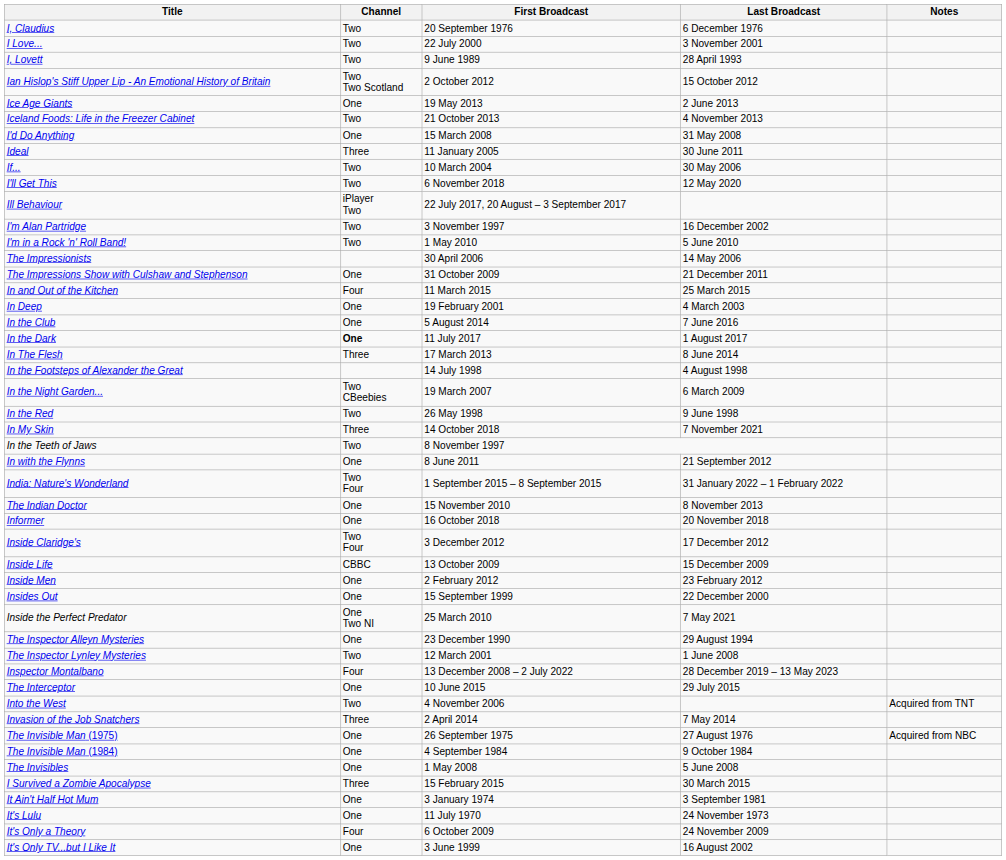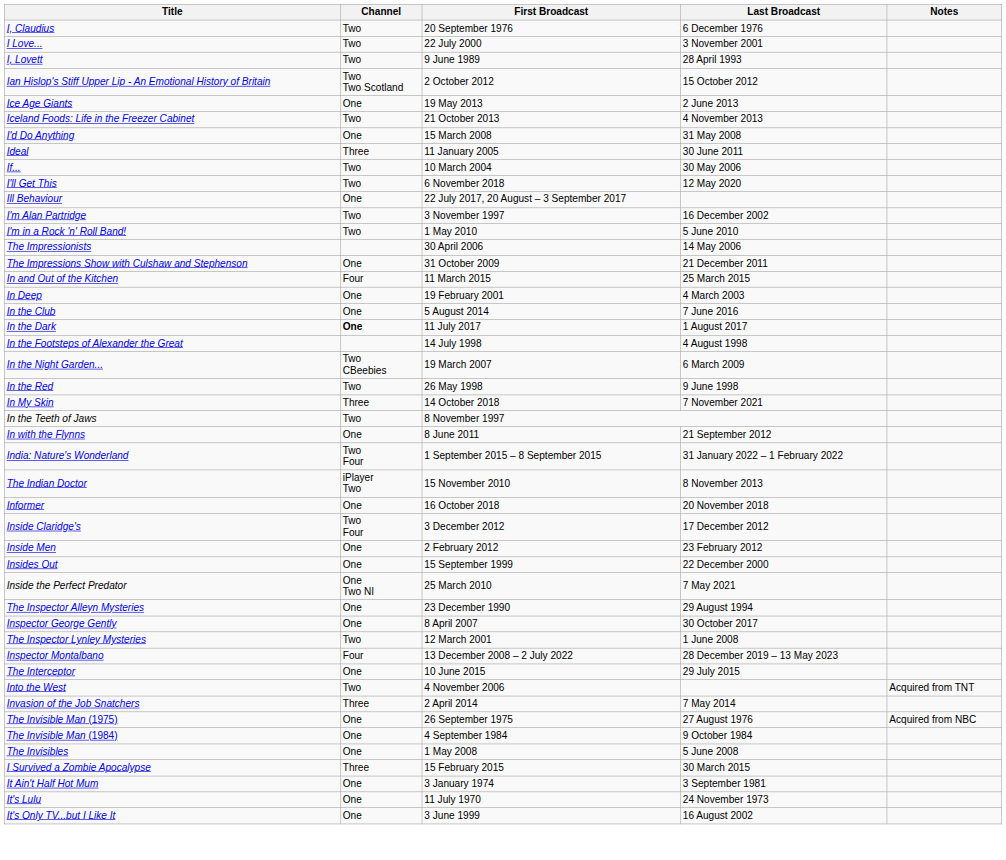(358, 205) iPlayer Two -> (352, 199) One
- row: (35, 354)
(352, 505) One -> (358, 483) iPlayer Two
- row: (30, 564)
+ row: (62, 624)
- row: (46, 831)
